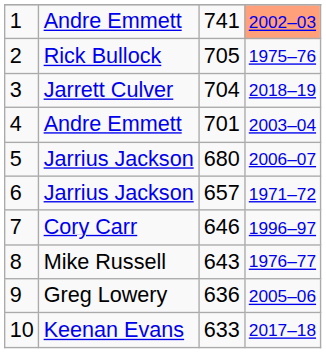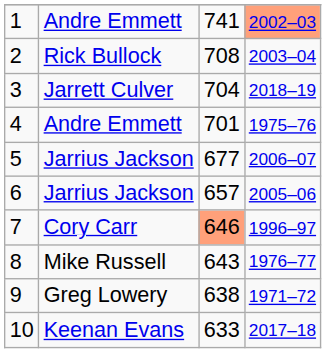(222, 55) 705 -> (222, 55) 708
(282, 56) 1975–76 -> (282, 56) 2003–04
(282, 125) 2003–04 -> (282, 125) 1975–76
(222, 158) 680 -> (222, 158) 677
(282, 193) 1971–72 -> (282, 193) 2005–06
(222, 227) no background -> (222, 227) lightsalmon background
(222, 295) 636 -> (222, 295) 638
(282, 296) 2005–06 -> (282, 296) 1971–72
